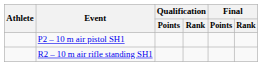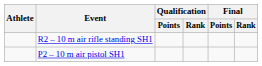rows swapped: (81, 40) <-> (95, 54)
